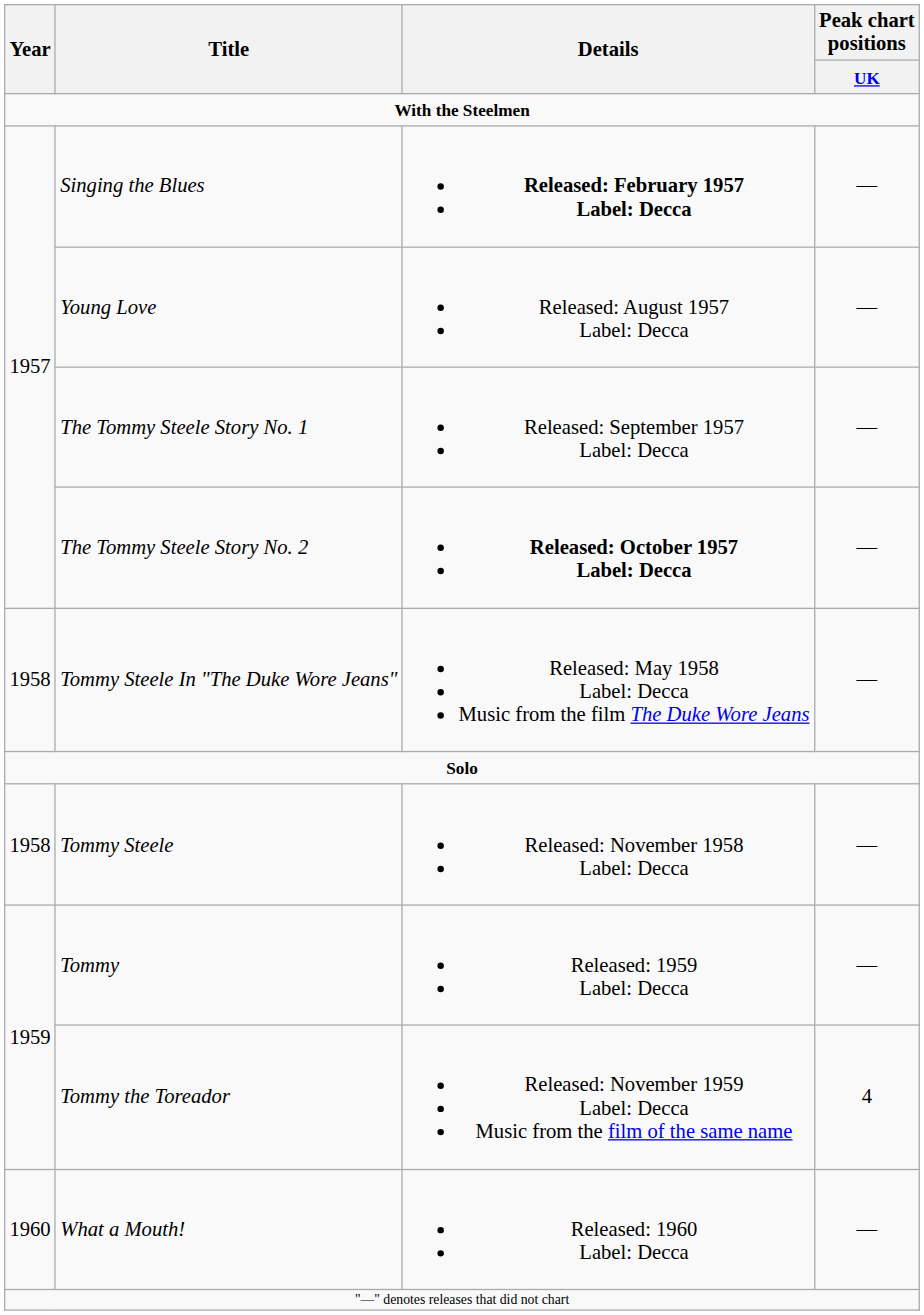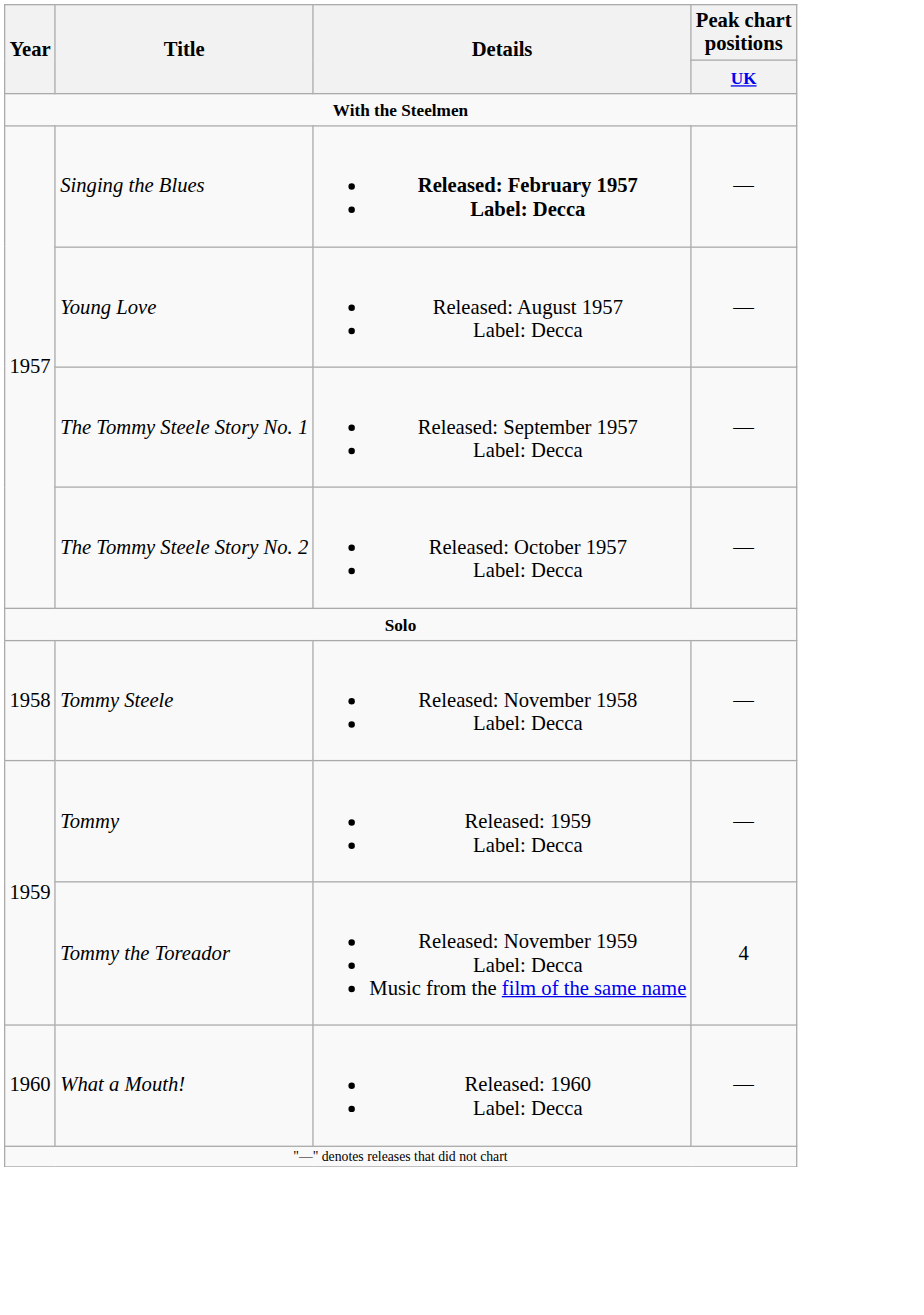(608, 559) bold -> (502, 559) normal
- row: (229, 679)
